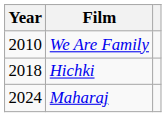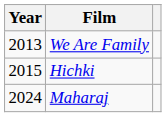(25, 44) 2010 -> (25, 44) 2013
(25, 71) 2018 -> (25, 71) 2015
